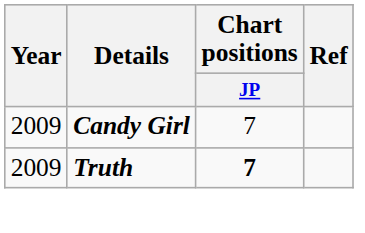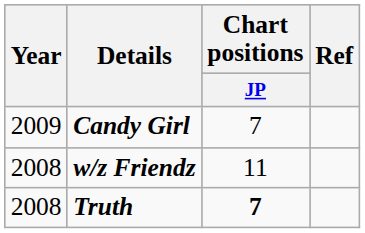+ row: (134, 167)
(36, 167) 2009 -> (36, 207) 2008
